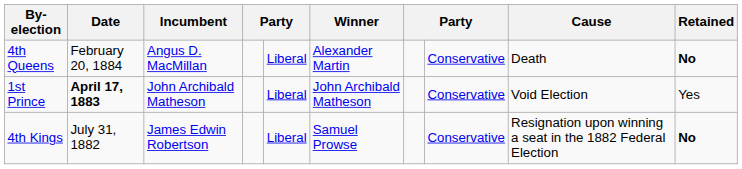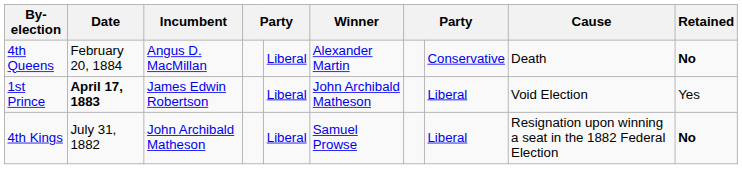(191, 94) John Archibald Matheson -> (187, 94) James Edwin Robertson
(466, 94) Conservative -> (447, 94) Liberal
(187, 137) James Edwin Robertson -> (191, 137) John Archibald Matheson
(466, 137) Conservative -> (447, 137) Liberal
